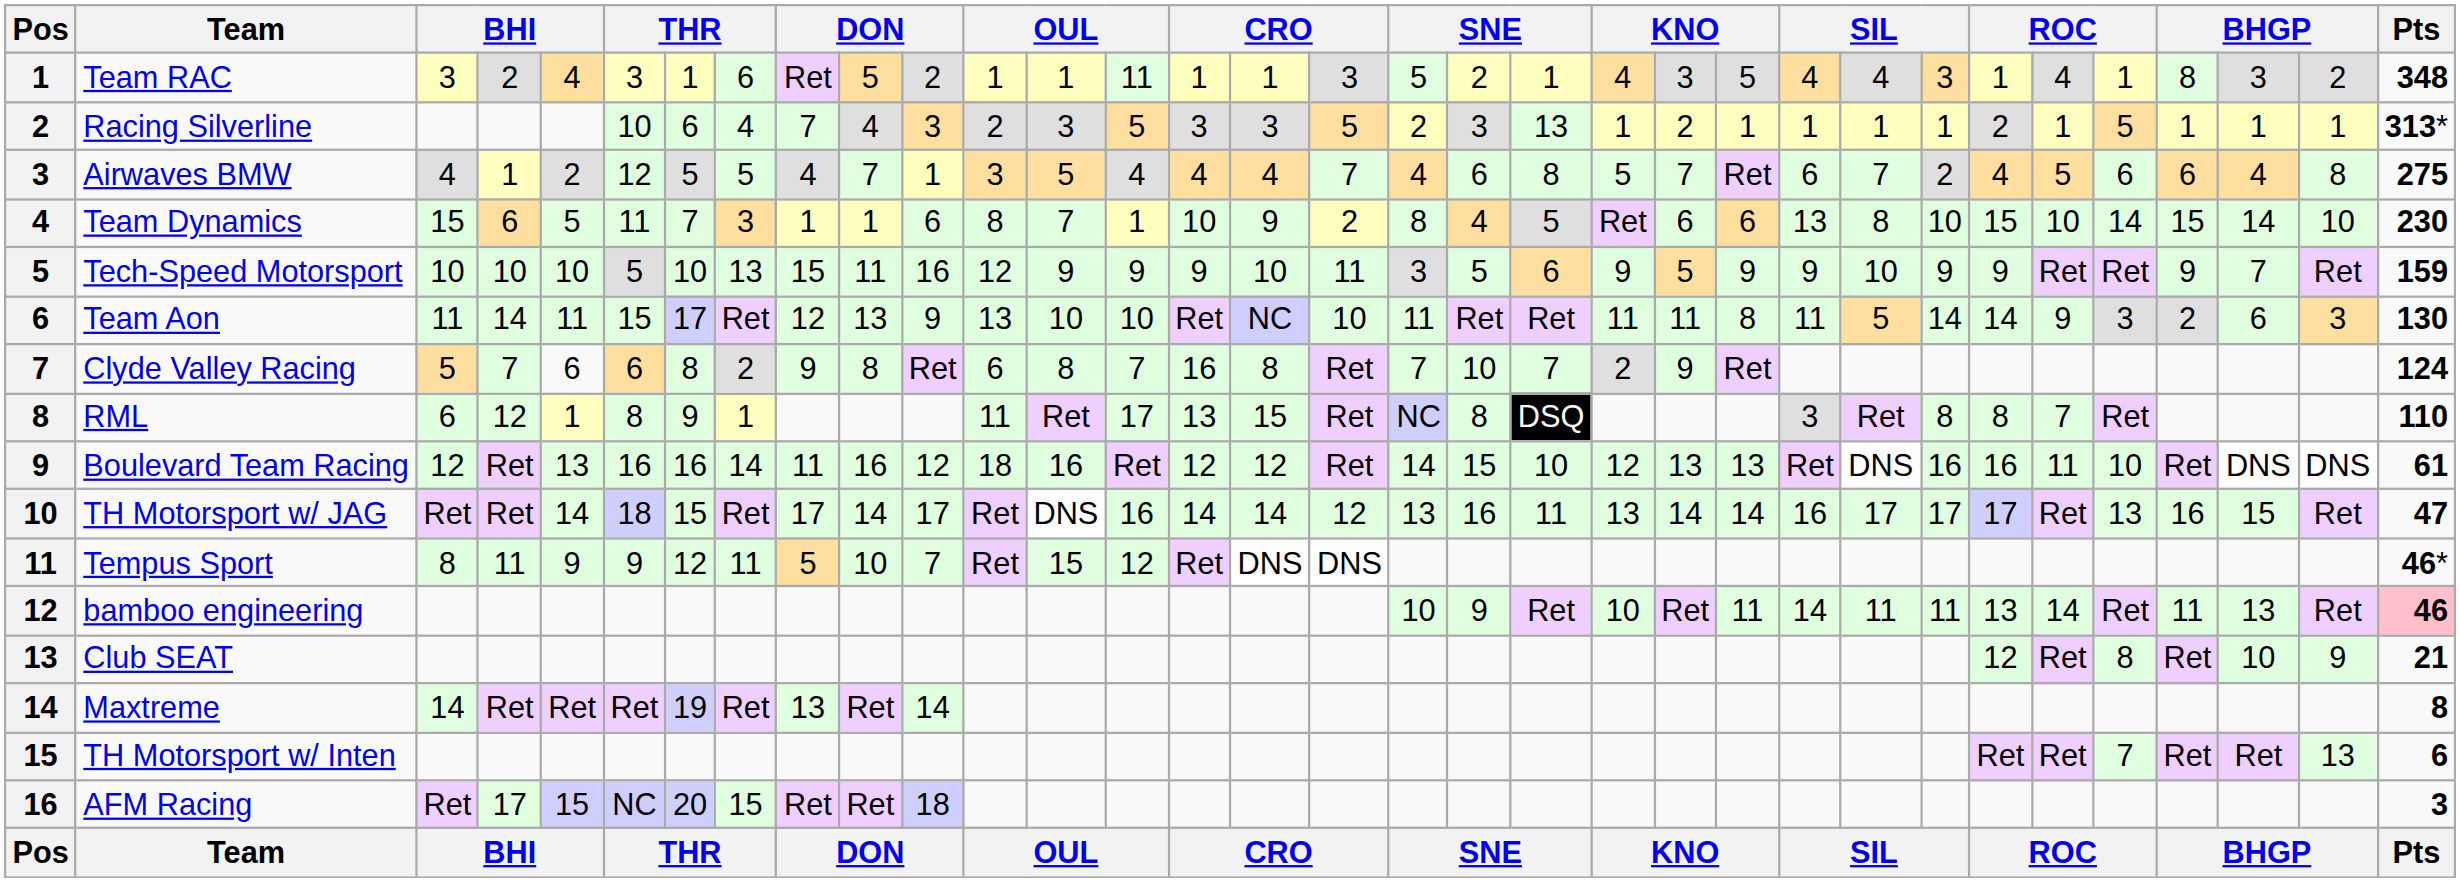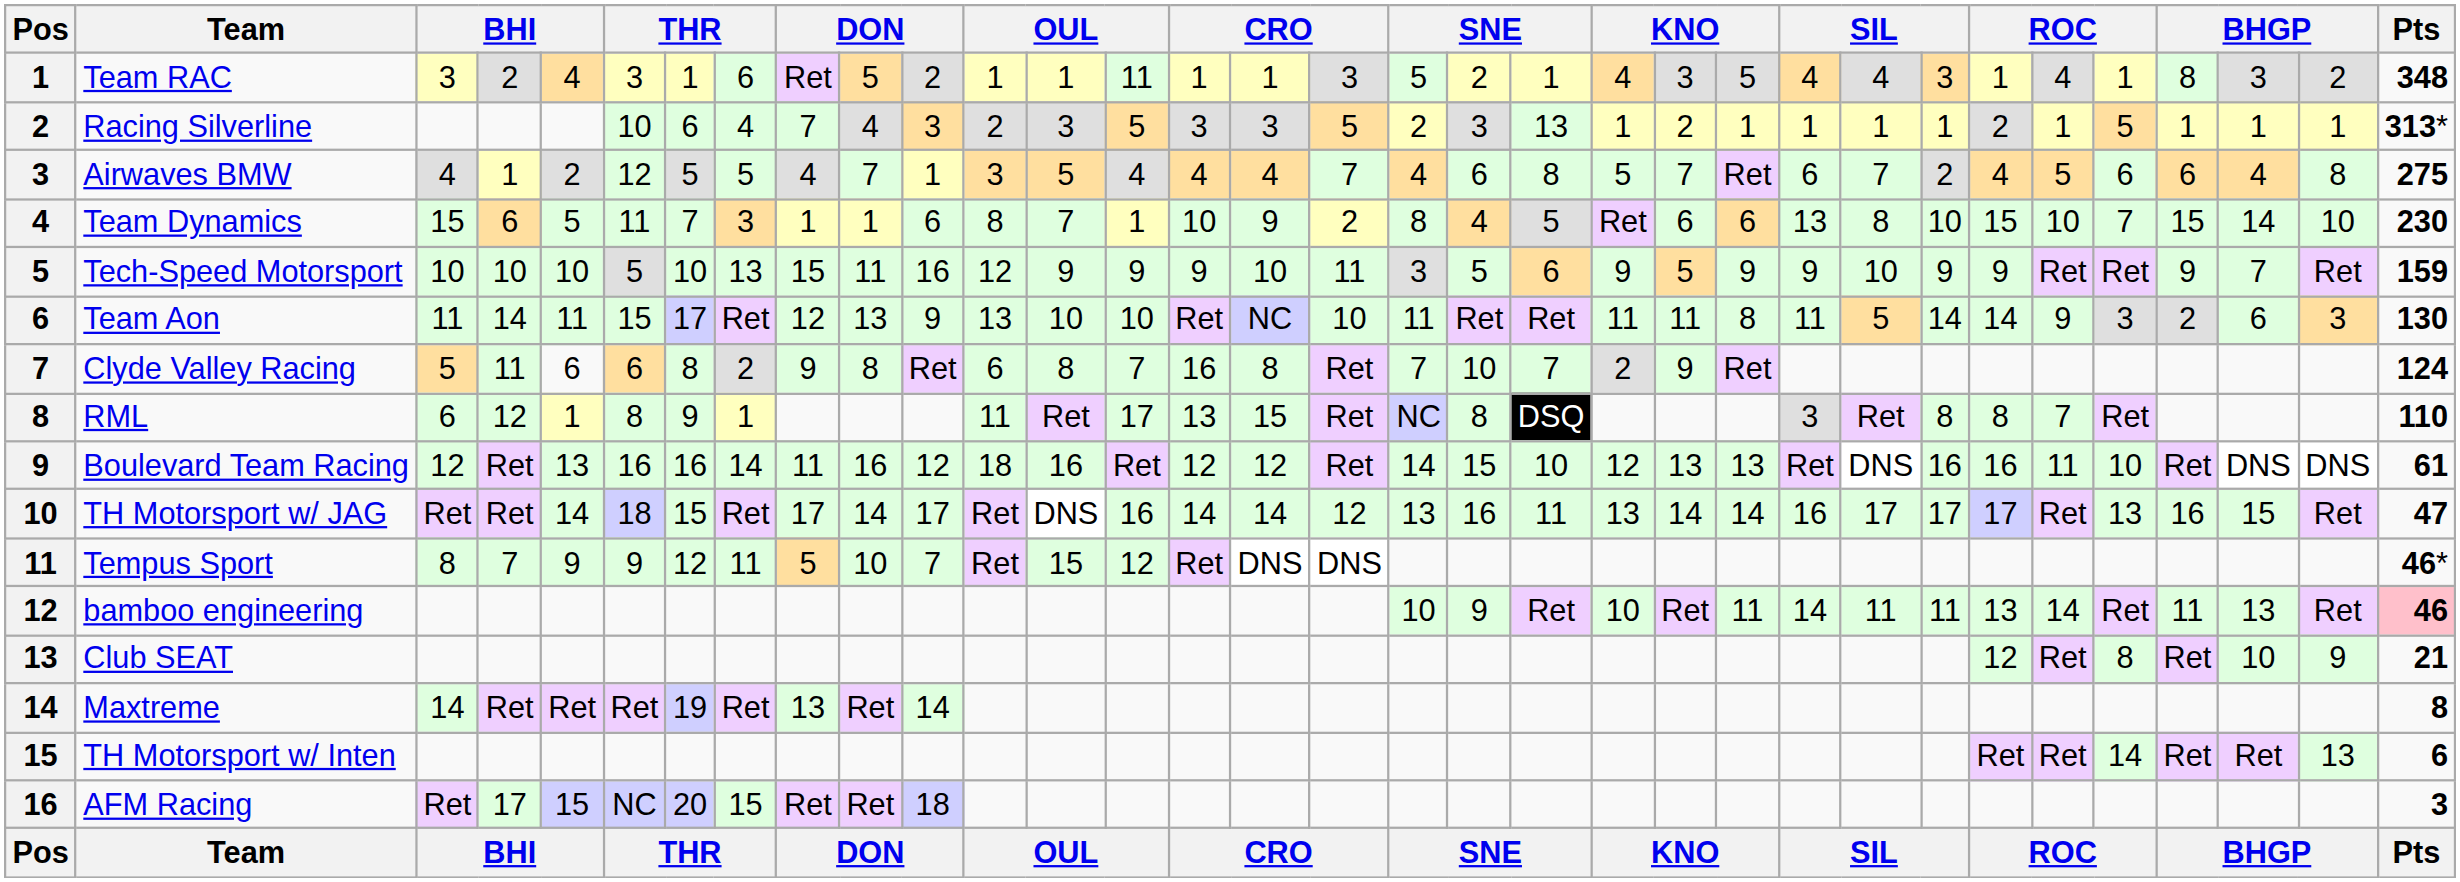(2125, 223) 14 -> (2125, 223) 7
(510, 368) 7 -> (510, 368) 11
(510, 562) 11 -> (510, 562) 7
(2125, 756) 7 -> (2125, 756) 14
